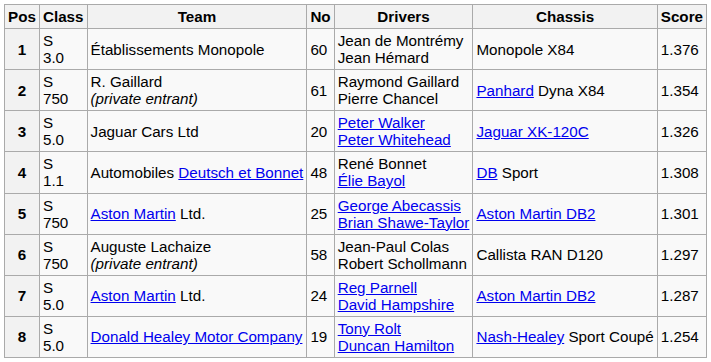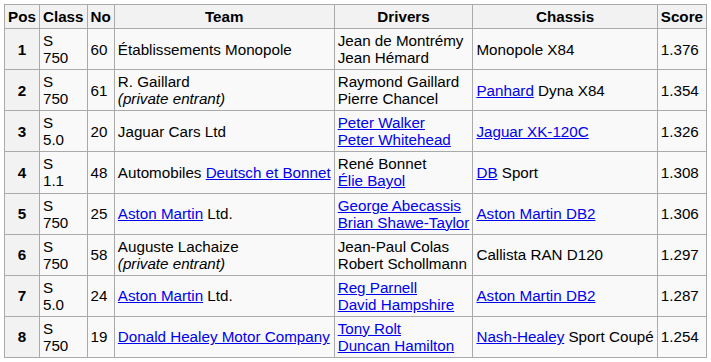columns swapped: (320, 17) <-> (197, 17)
(54, 49) S 3.0 -> (56, 49) S 750
(680, 214) 1.301 -> (680, 214) 1.306
(54, 337) S 5.0 -> (56, 337) S 750
